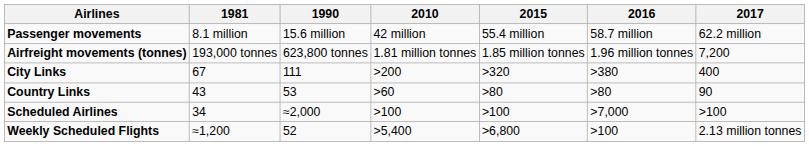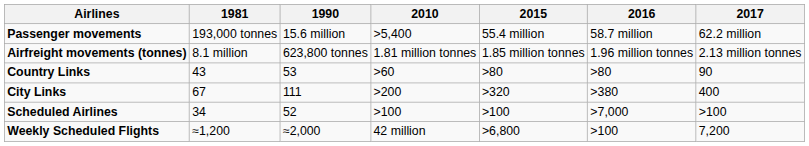(220, 33) 8.1 million -> (235, 33) 193,000 tonnes
(400, 33) 42 million -> (393, 33) >5,400
(235, 53) 193,000 tonnes -> (220, 53) 8.1 million
(714, 53) 7,200 -> (750, 53) 2.13 million tonnes
rows swapped: (49, 92) <-> (37, 72)
(302, 111) ≈2,000 -> (290, 111) 52
(290, 131) 52 -> (302, 131) ≈2,000
(393, 131) >5,400 -> (400, 131) 42 million
(750, 131) 2.13 million tonnes -> (714, 131) 7,200
